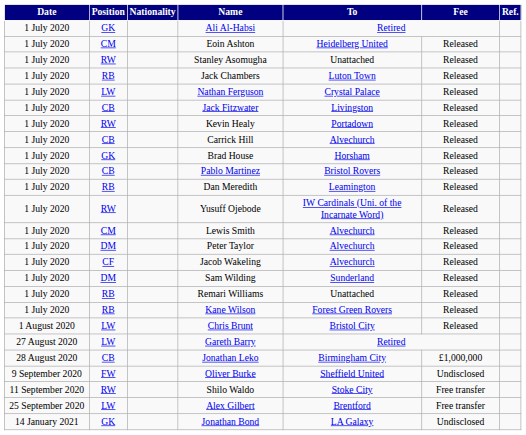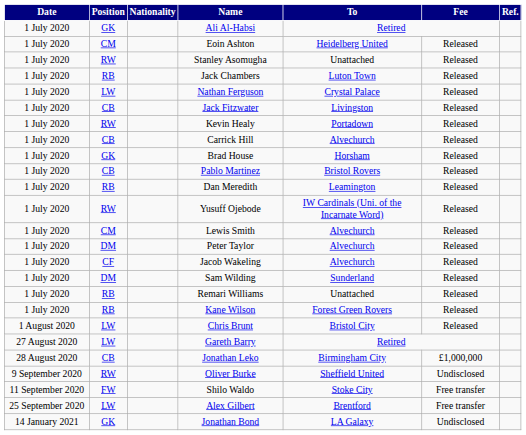(108, 374) FW -> (108, 374) RW
(108, 390) RW -> (108, 390) FW
